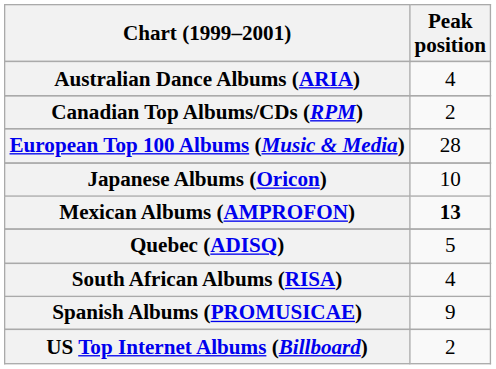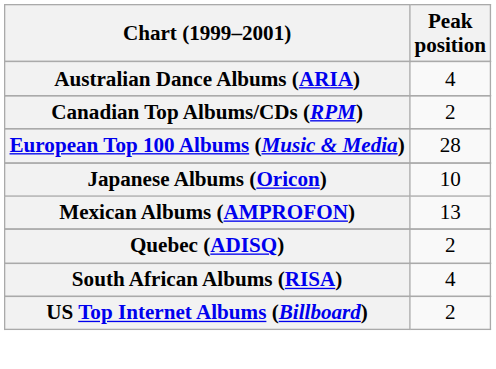(450, 212) bold -> (450, 212) normal
(450, 245) 5 -> (450, 245) 2
- row: (207, 312)
